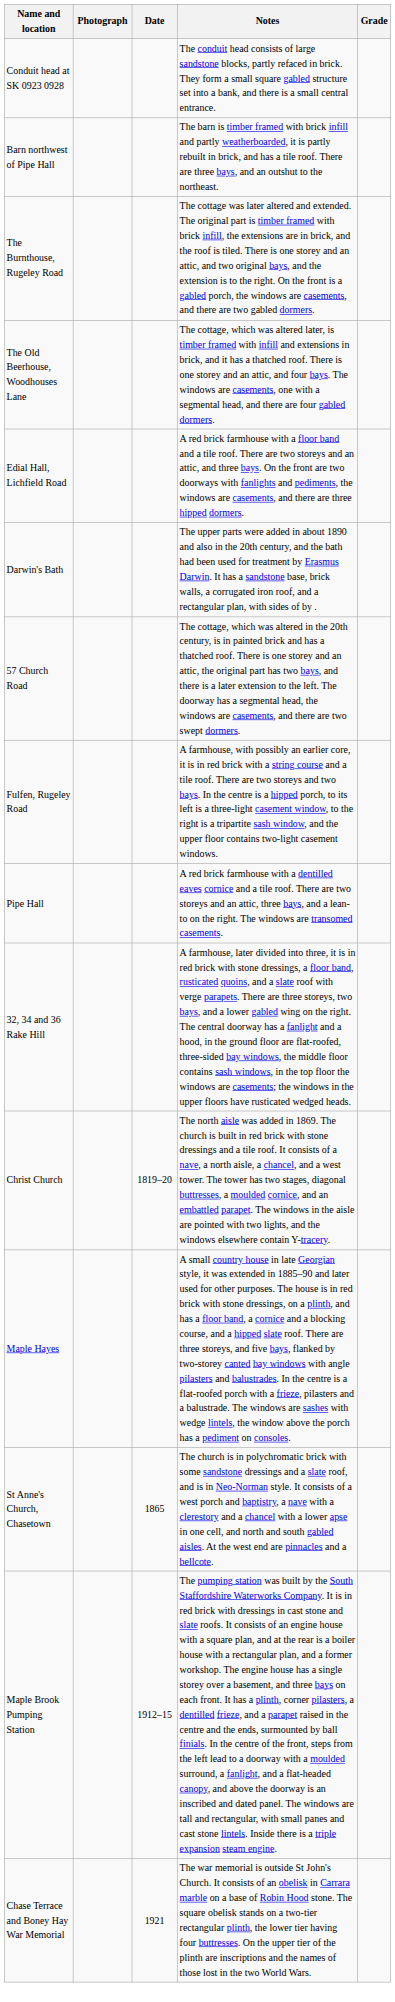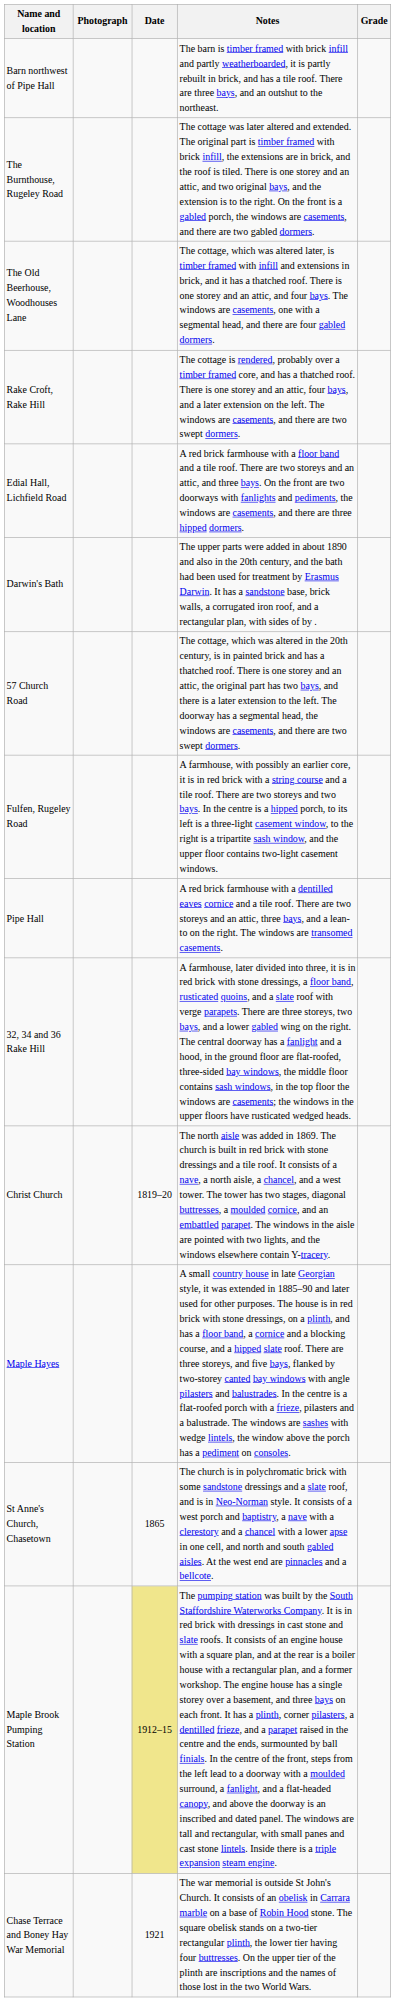- row: (38, 78)
+ row: (30, 397)
(155, 1715) no background -> (155, 1729) khaki background
